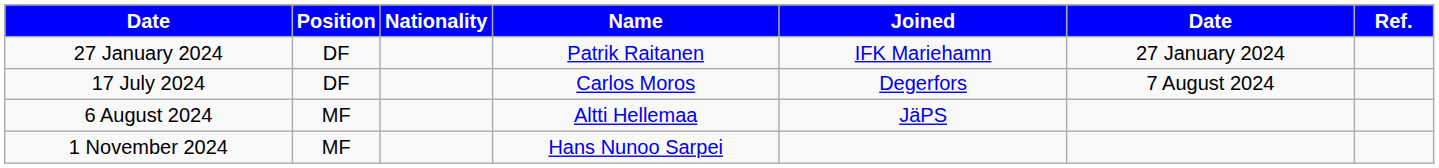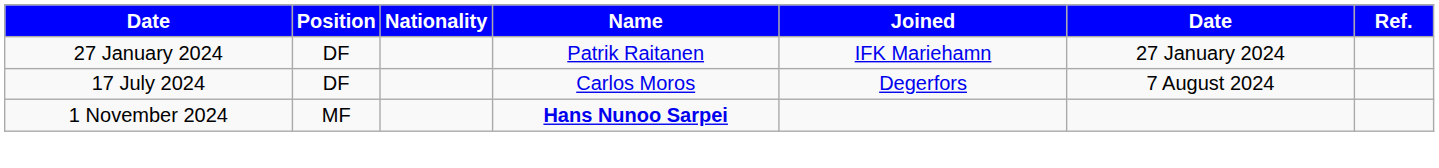- row: (148, 116)
(636, 147) normal -> (636, 116) bold
